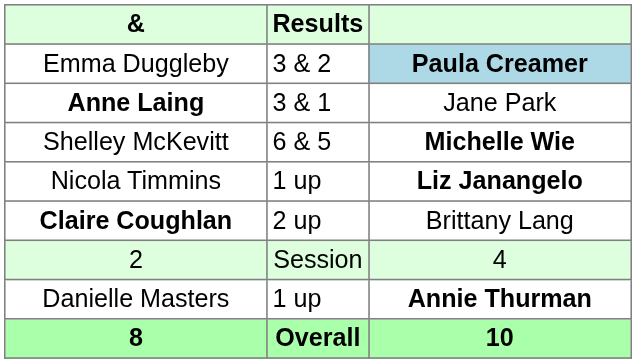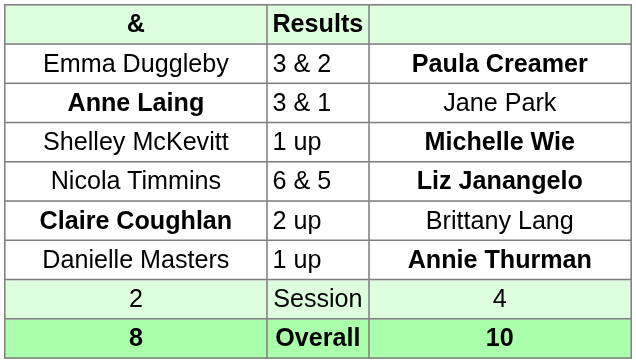(500, 63) lightblue background -> (500, 63) no background
(302, 141) 6 & 5 -> (297, 141) 1 up
(297, 181) 1 up -> (302, 181) 6 & 5
rows swapped: (136, 298) <-> (136, 259)
